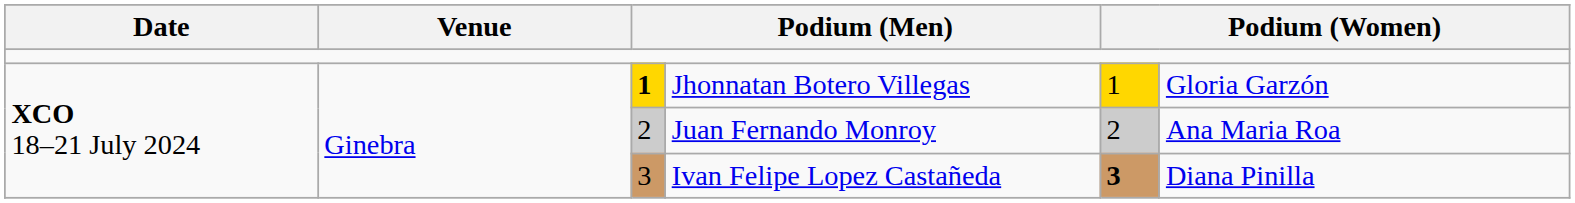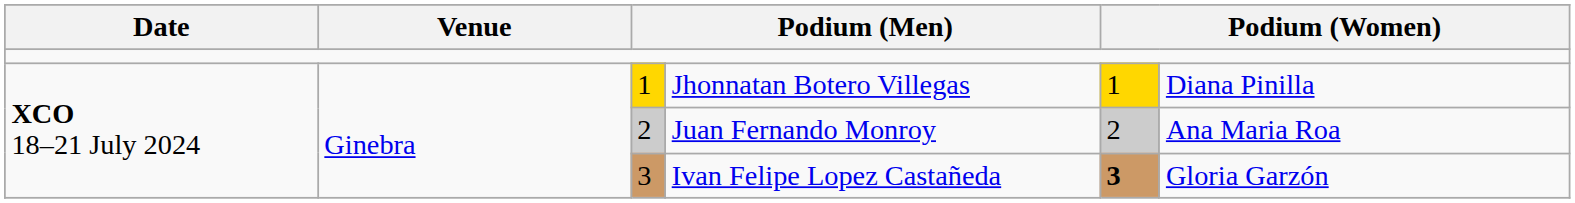(644, 84) bold -> (644, 84) normal
(1247, 84) Gloria Garzón -> (1240, 84) Diana Pinilla
(1240, 174) Diana Pinilla -> (1247, 174) Gloria Garzón
